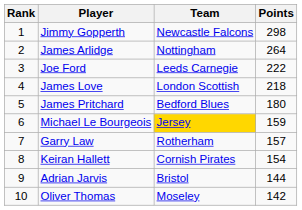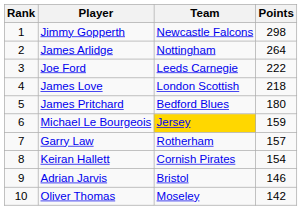(276, 178) 144 -> (276, 178) 146
